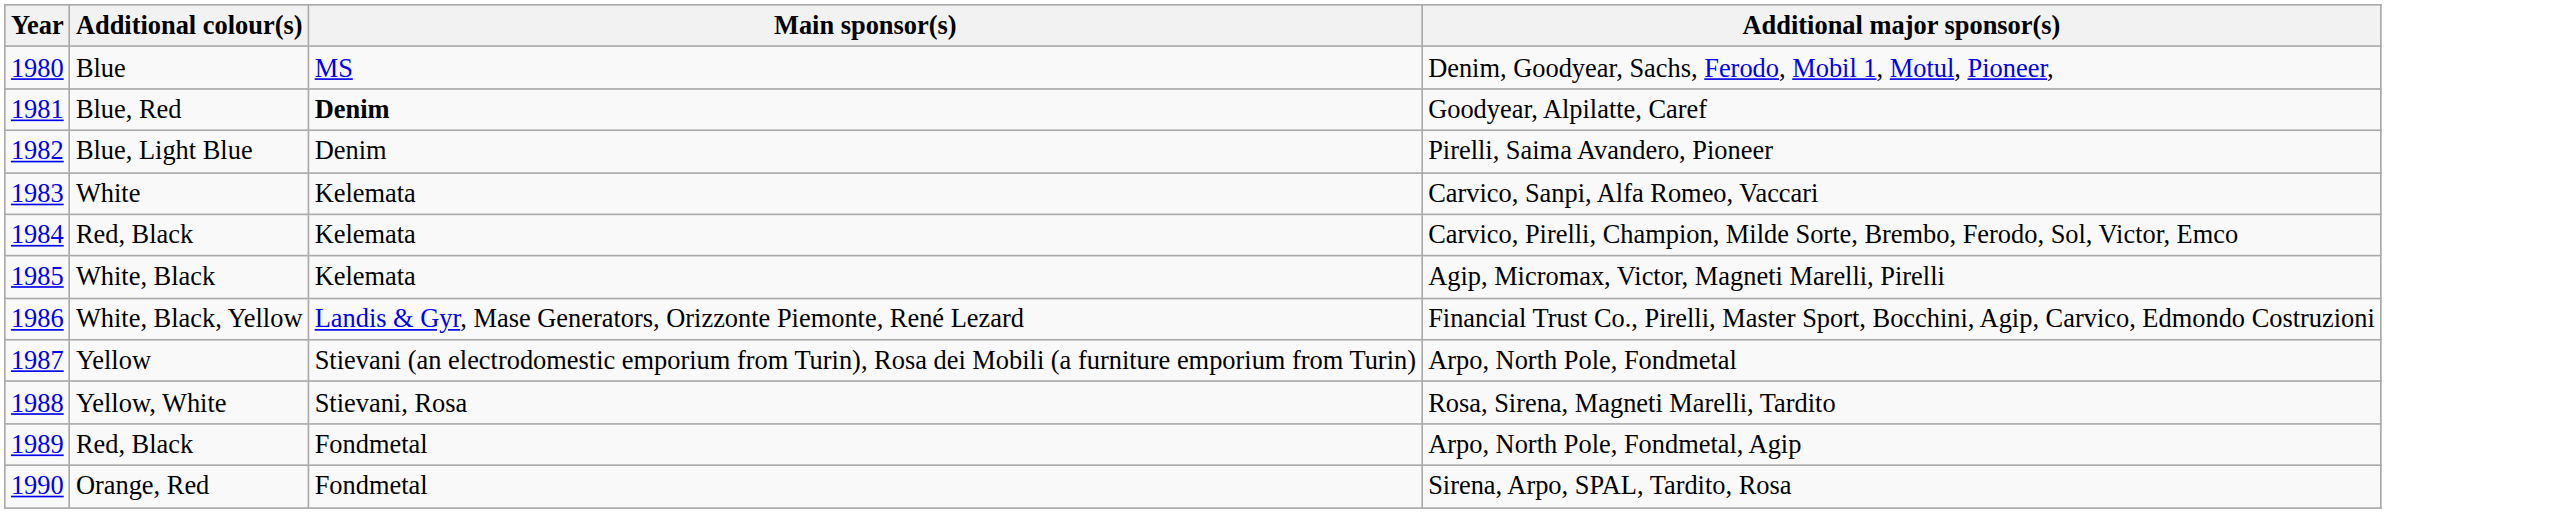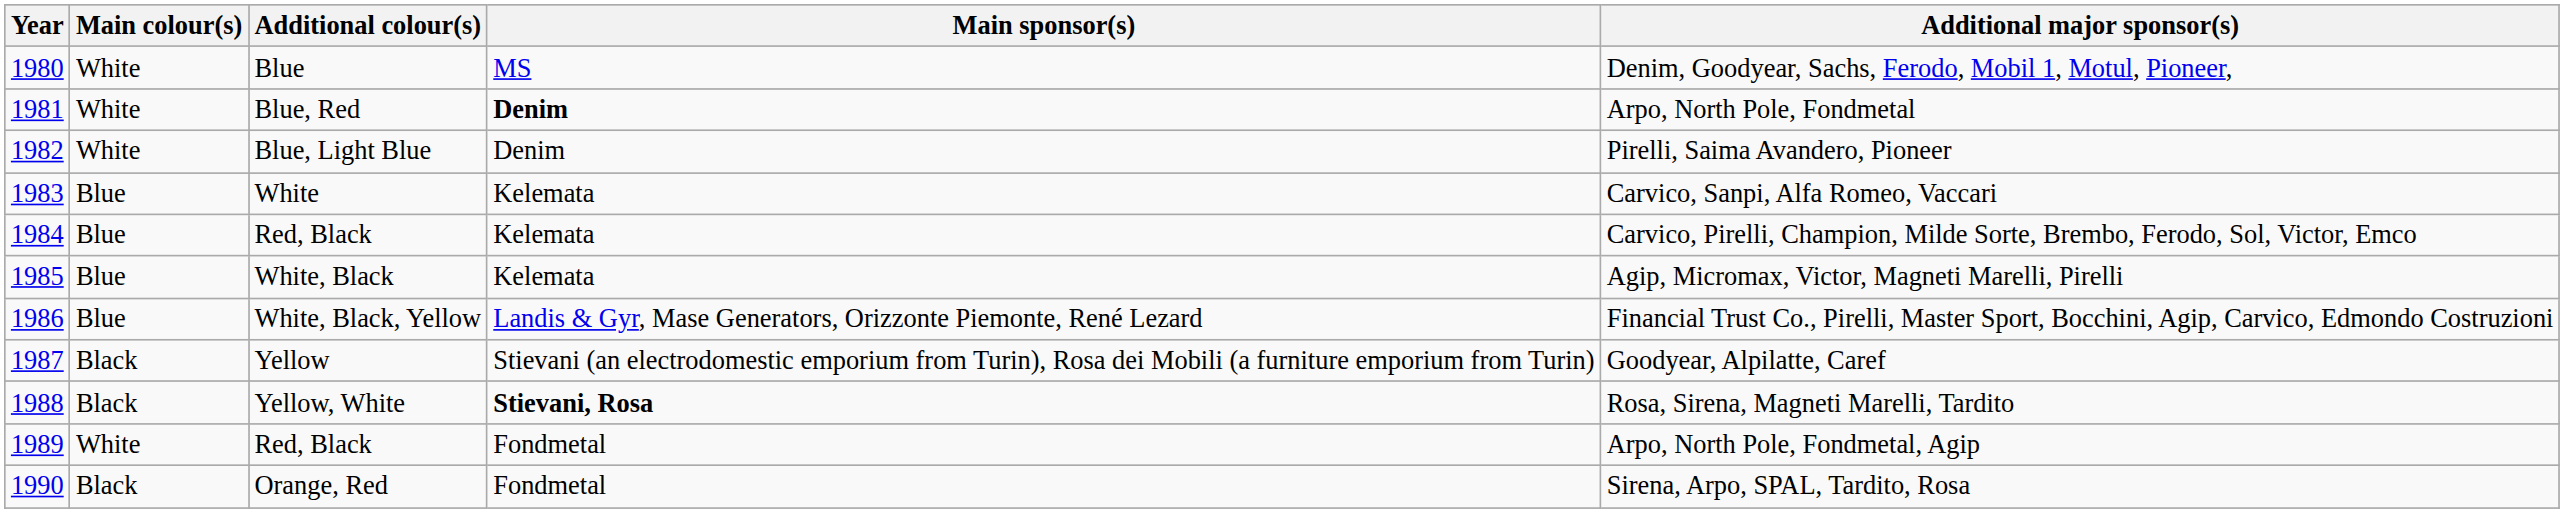+ column: (159, 25)
(1568, 109) Goodyear, Alpilatte, Caref -> (1761, 109) Arpo, North Pole, Fondmetal
(1582, 360) Arpo, North Pole, Fondmetal -> (1746, 360) Goodyear, Alpilatte, Caref
(391, 402) normal -> (573, 402) bold
